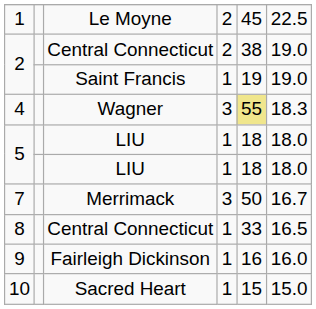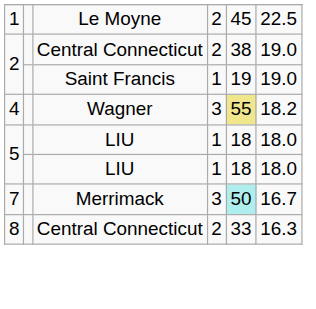(289, 109) 18.3 -> (279, 109) 18.2
(252, 199) no background -> (241, 199) paleturquoise background
(227, 229) 1 -> (217, 229) 2
(289, 229) 16.5 -> (279, 229) 16.3
- row: (19, 259)
- row: (19, 288)
